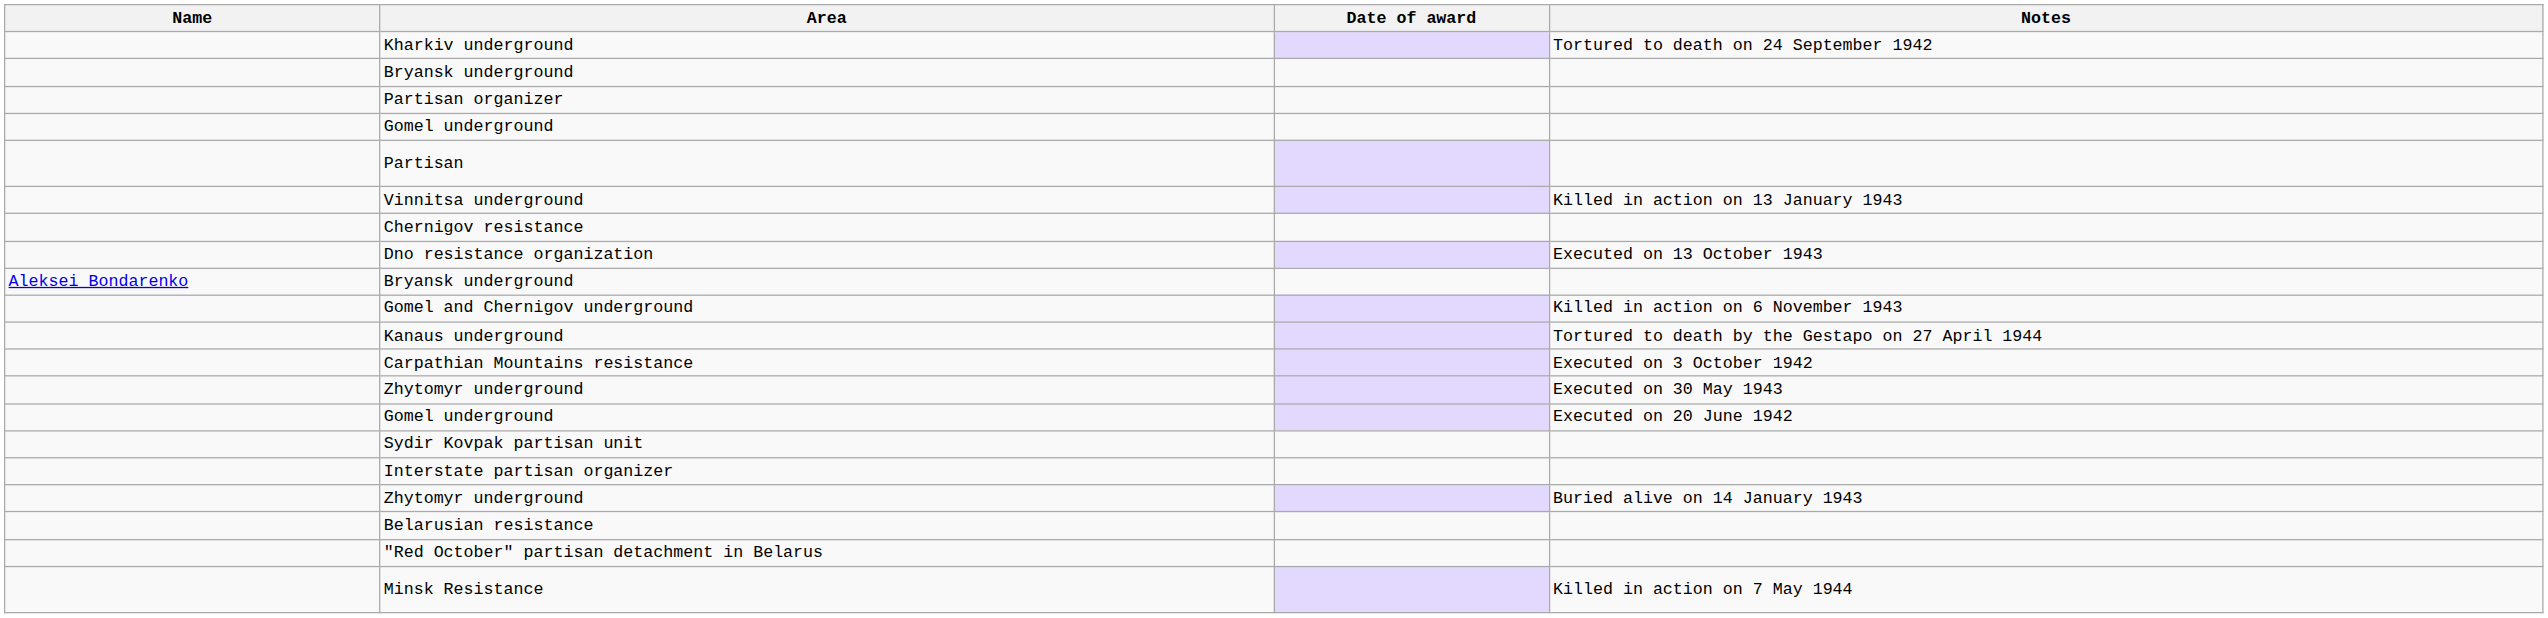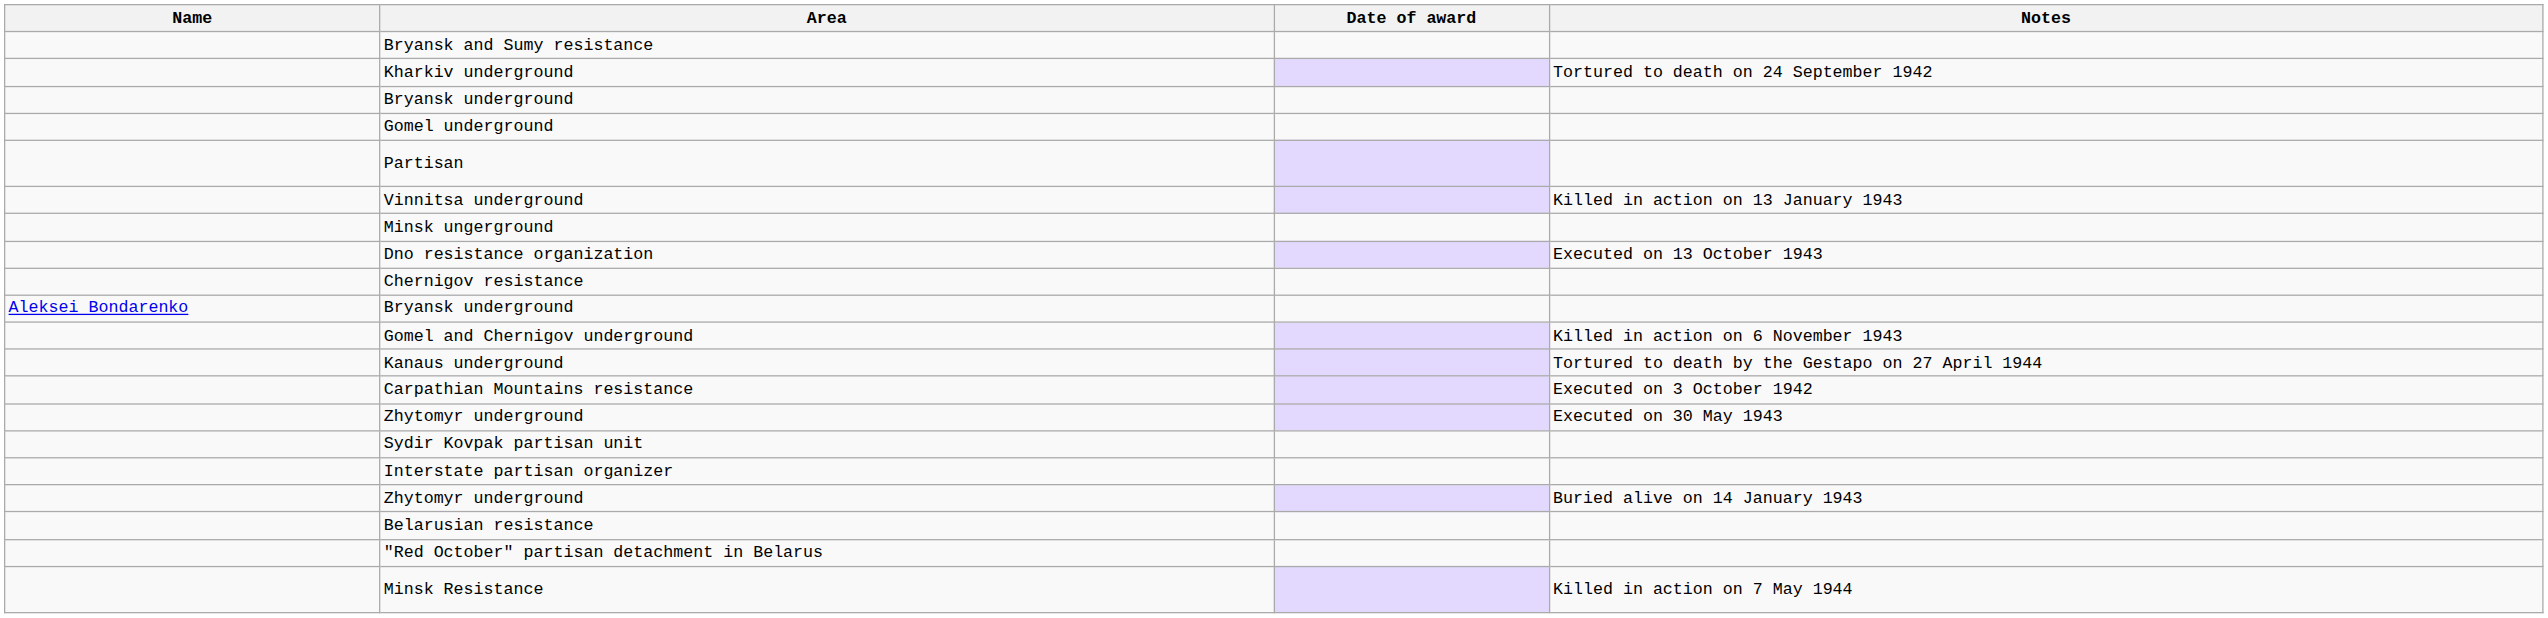+ row: (519, 45)
- row: (474, 100)
+ row: (469, 227)
rows swapped: (519, 254) <-> (484, 227)
- row: (469, 417)
